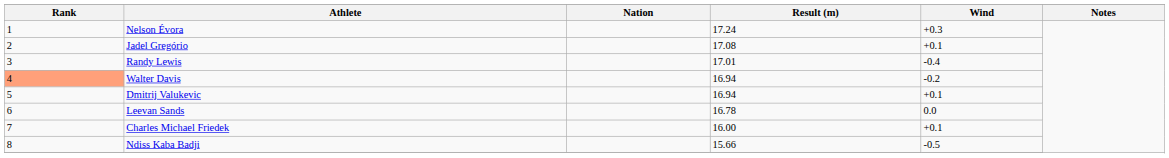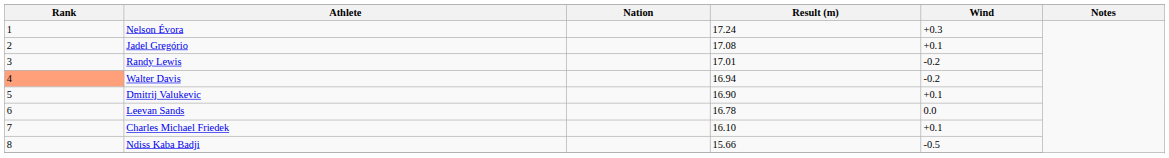(932, 62) -0.4 -> (932, 62) -0.2
(724, 95) 16.94 -> (724, 95) 16.90
(724, 128) 16.00 -> (724, 128) 16.10
